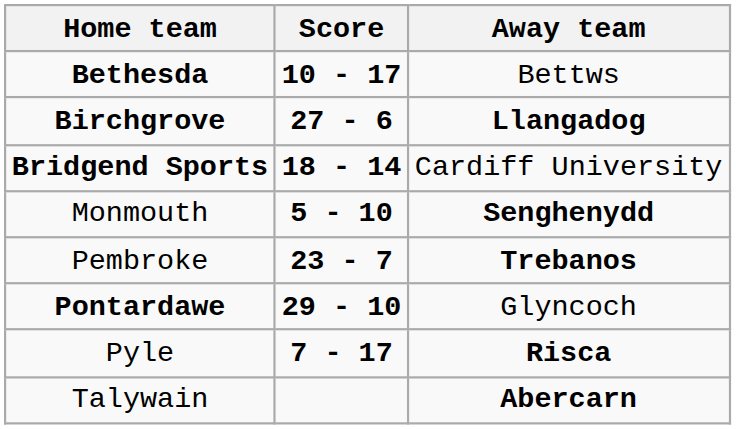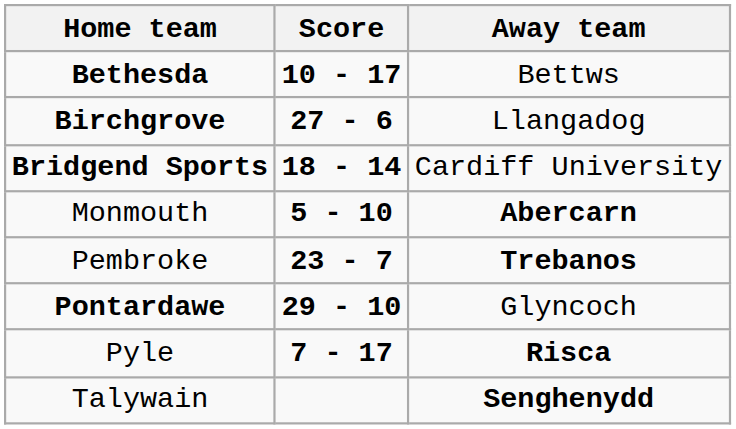(569, 121) bold -> (569, 121) normal
(569, 214) Senghenydd -> (569, 214) Abercarn
(569, 400) Abercarn -> (569, 400) Senghenydd
